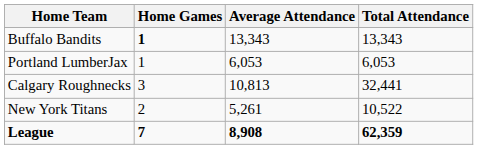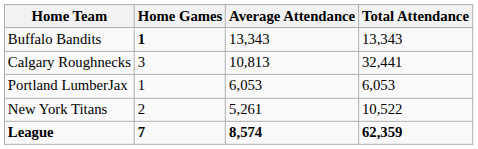rows swapped: (69, 86) <-> (68, 62)
(246, 132) 8,908 -> (246, 132) 8,574
